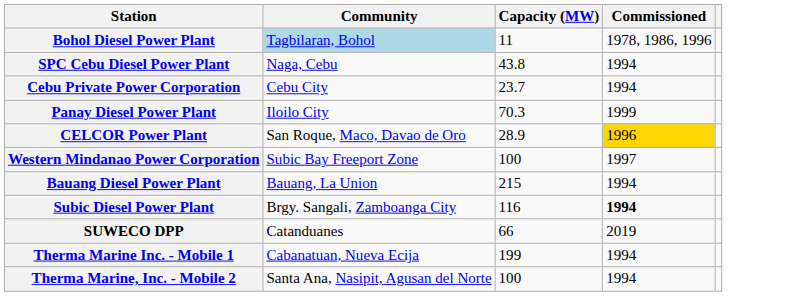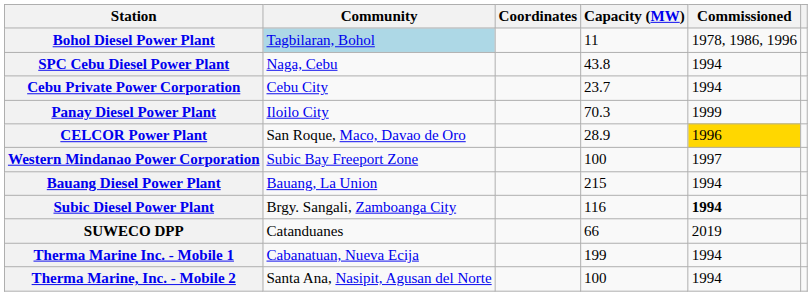+ column: (538, 16)
